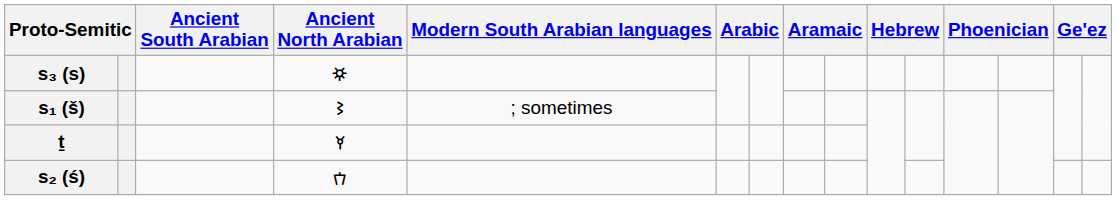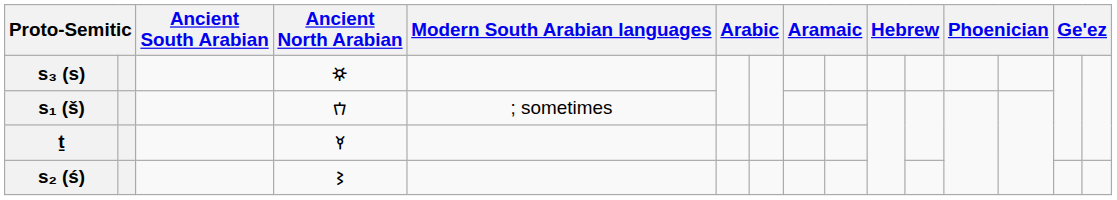(340, 108) 𐪆 -> (340, 108) 𐪊
(340, 178) 𐪊 -> (340, 178) 𐪆
